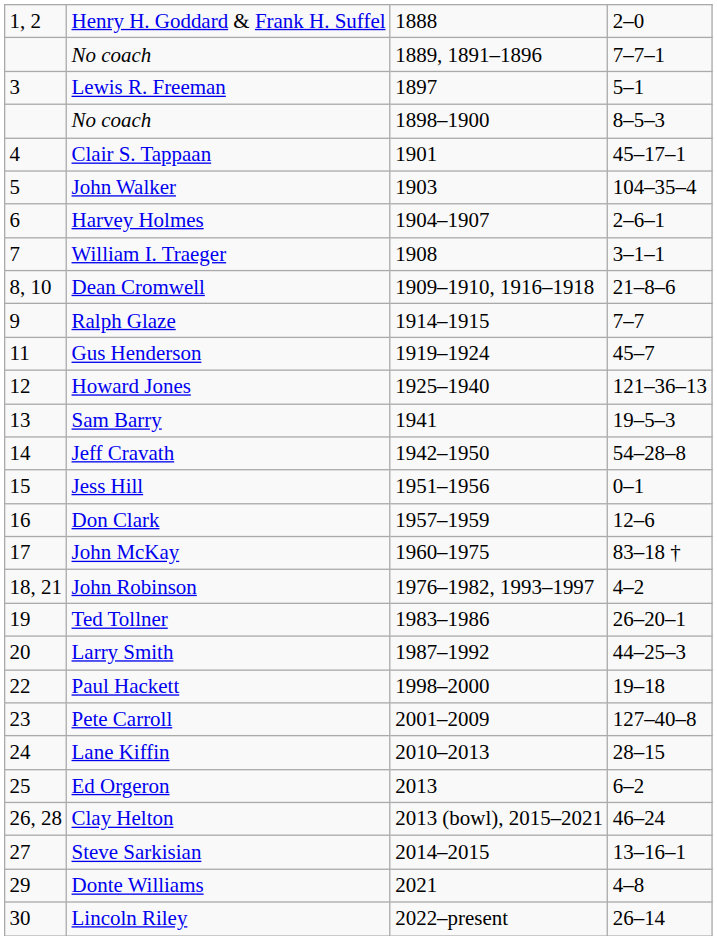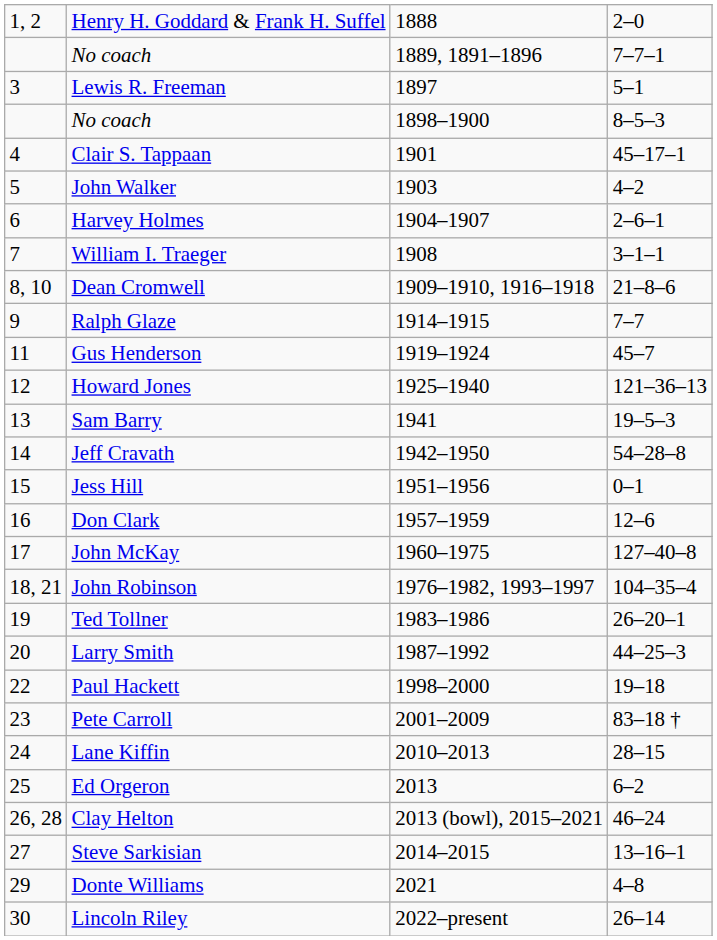(655, 187) 104–35–4 -> (628, 187) 4–2
(647, 552) 83–18 † -> (655, 552) 127–40–8
(628, 586) 4–2 -> (655, 586) 104–35–4
(655, 719) 127–40–8 -> (647, 719) 83–18 †
